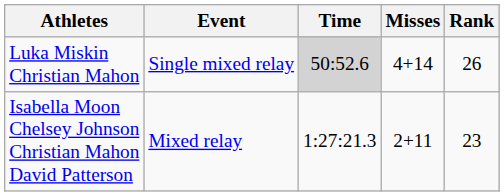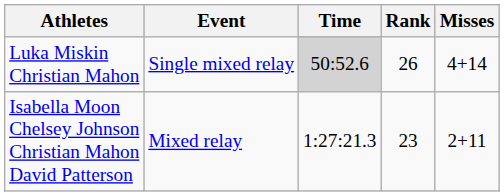columns swapped: (413, 20) <-> (472, 20)
